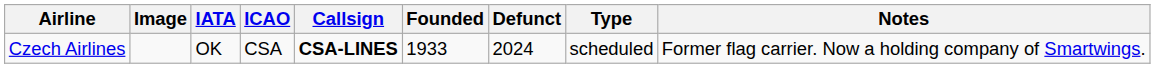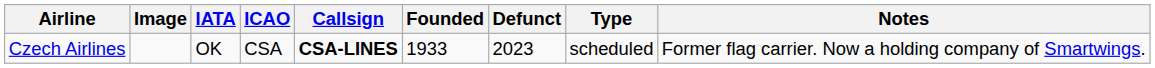(513, 48) 2024 -> (513, 48) 2023
